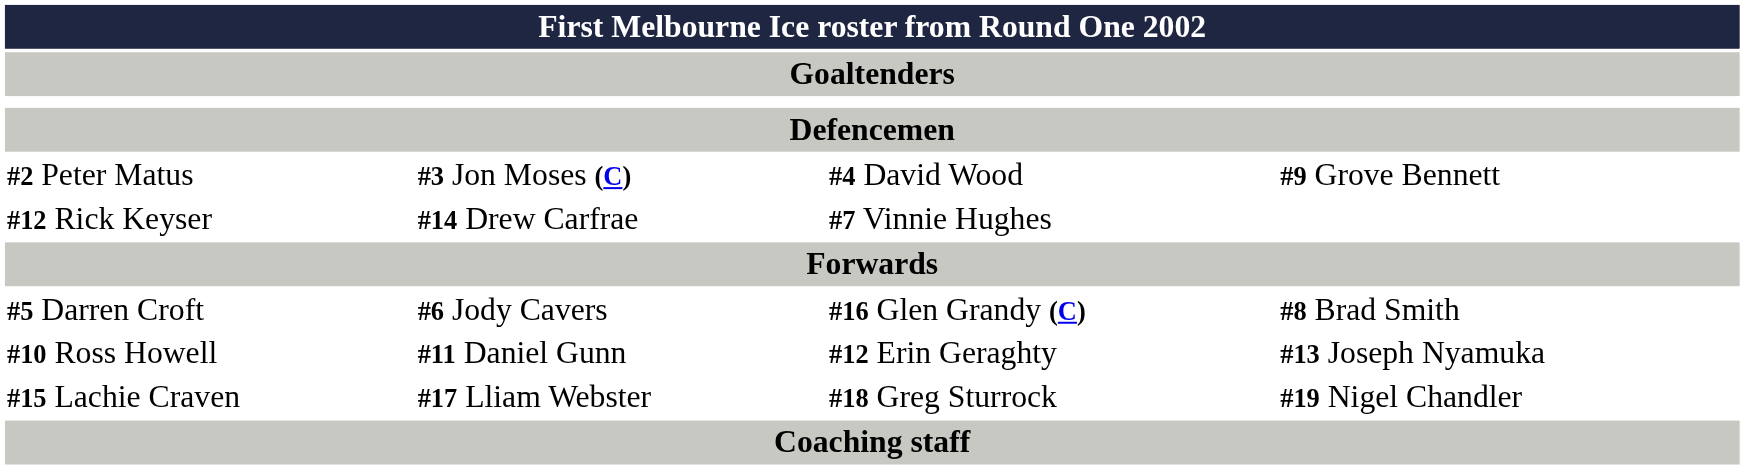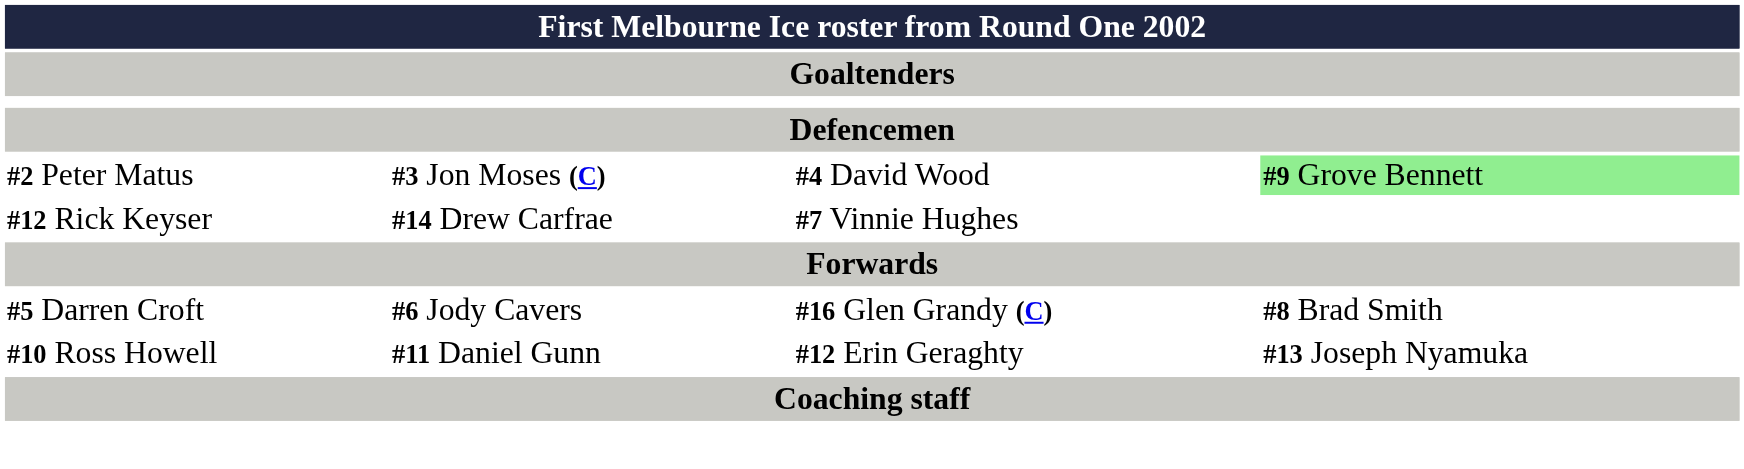(1390, 174) no background -> (1373, 174) lightgreen background
- row: (123, 396)
